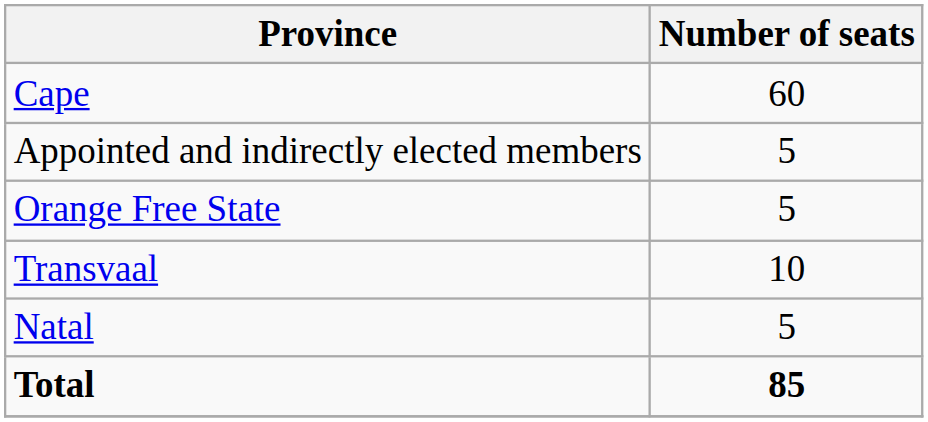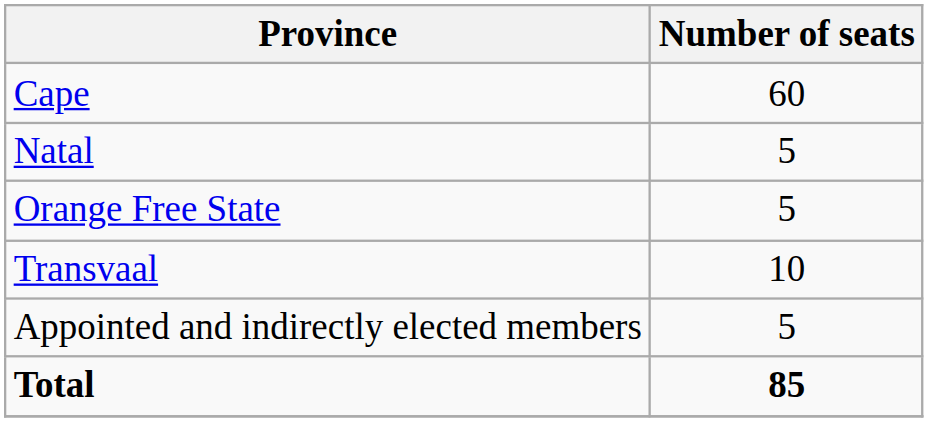rows swapped: (54, 326) <-> (328, 151)
